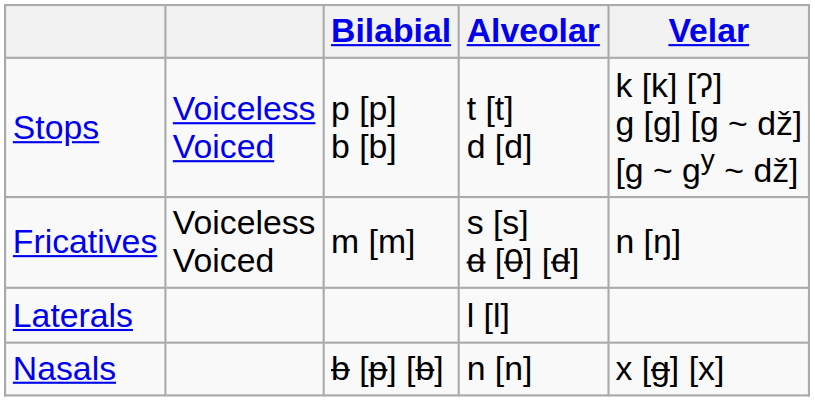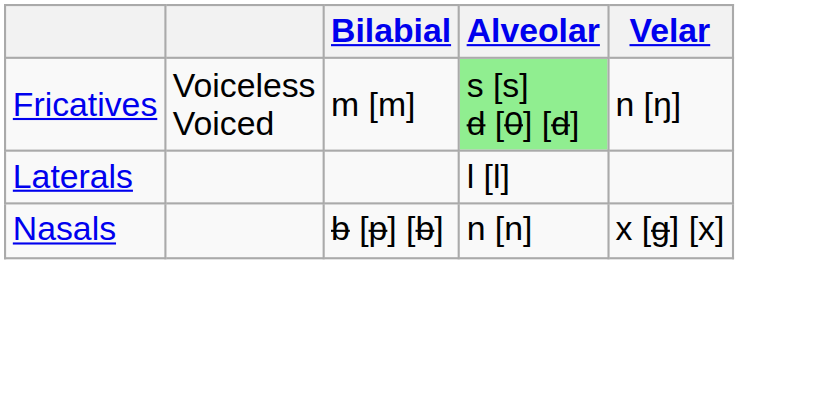- row: (56, 127)
(523, 242) no background -> (523, 103) lightgreen background
